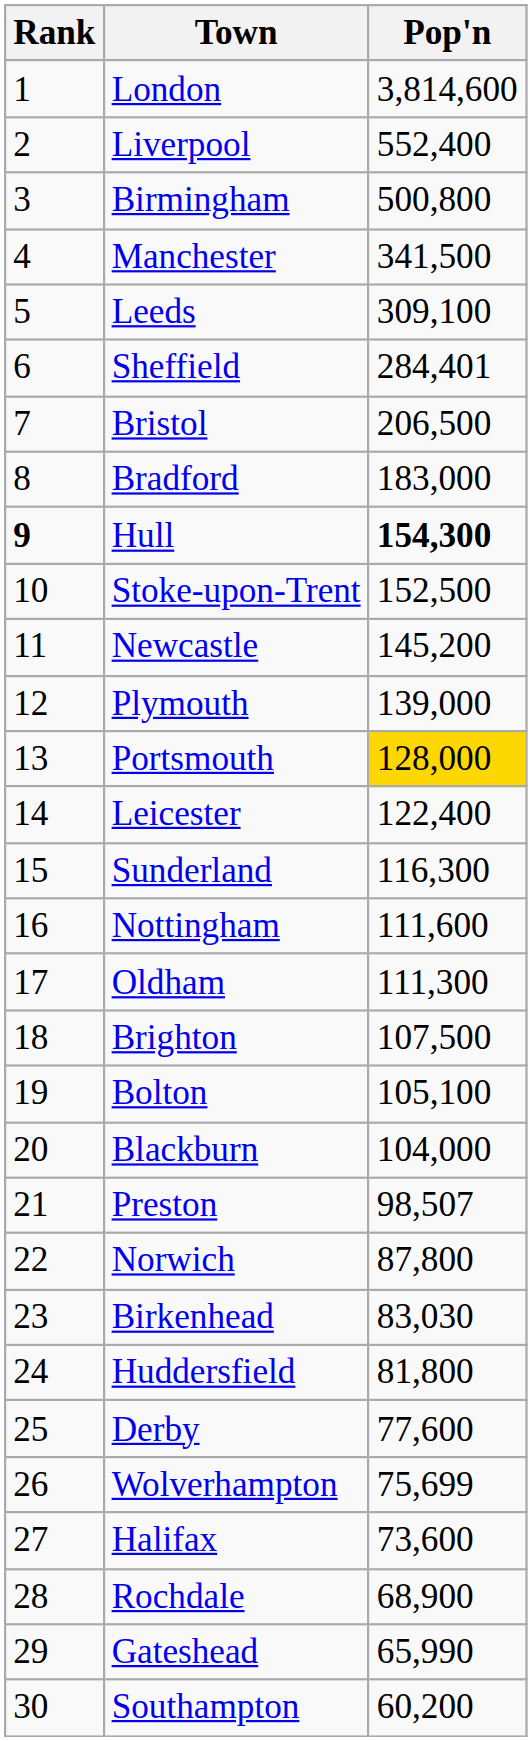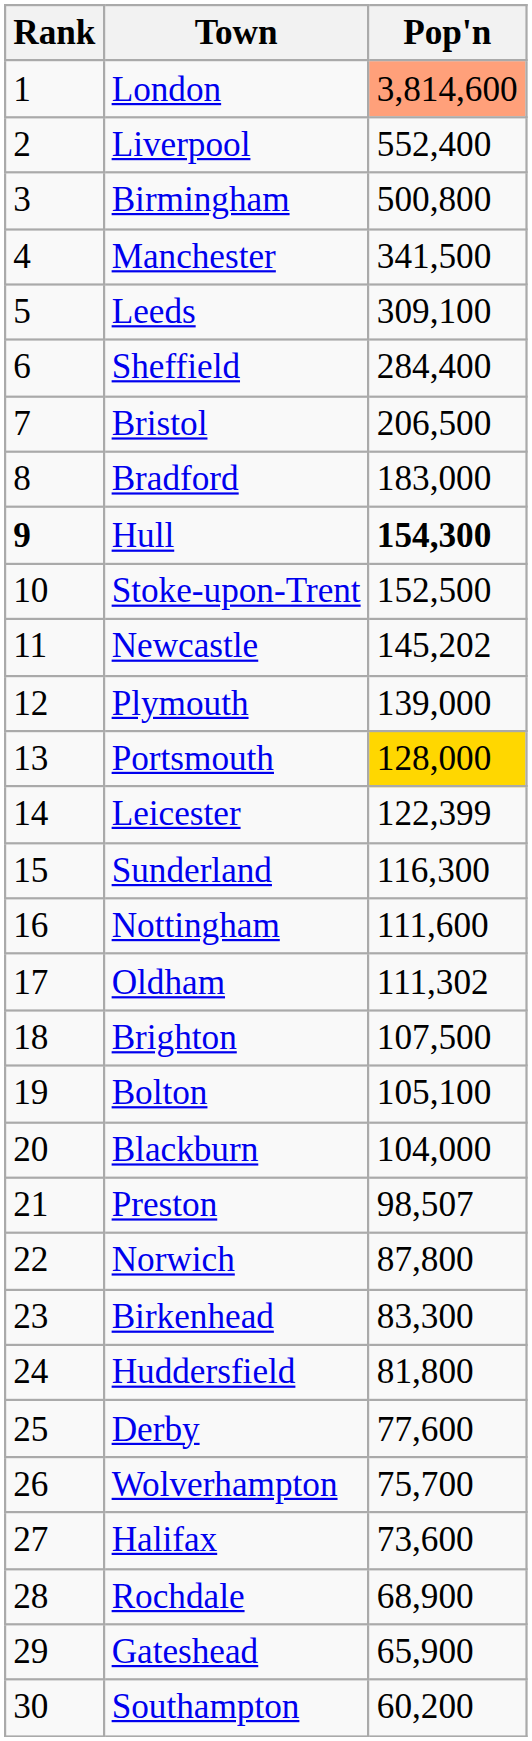(447, 88) no background -> (447, 88) lightsalmon background
(434, 367) 284,401 -> (434, 367) 284,400
(434, 646) 145,200 -> (434, 646) 145,202
(434, 813) 122,400 -> (434, 813) 122,399
(433, 981) 111,300 -> (433, 981) 111,302
(425, 1316) 83,030 -> (425, 1316) 83,300
(425, 1483) 75,699 -> (425, 1483) 75,700
(425, 1651) 65,990 -> (425, 1651) 65,900
